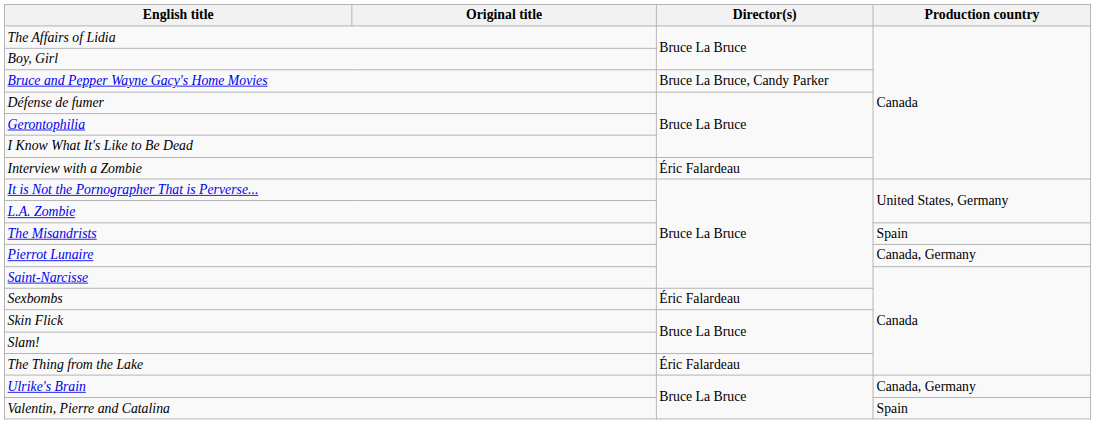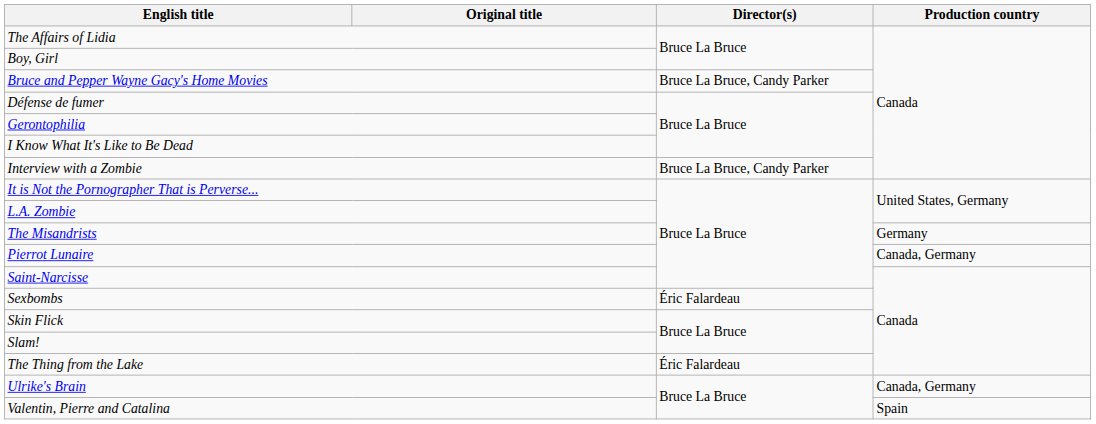(700, 168) Éric Falardeau -> (744, 168) Bruce La Bruce, Candy Parker
(892, 233) Spain -> (902, 233) Germany
